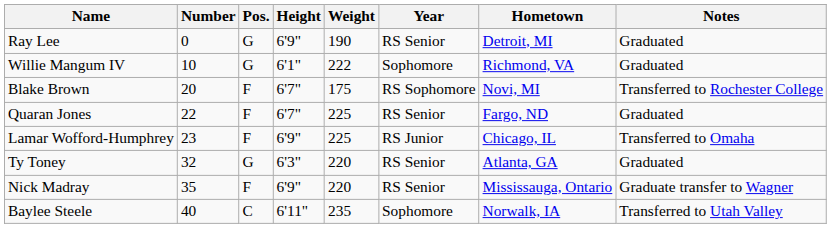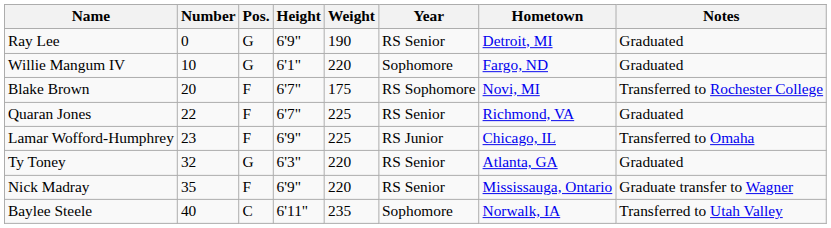(340, 65) 222 -> (340, 65) 220
(528, 65) Richmond, VA -> (515, 65) Fargo, ND
(515, 114) Fargo, ND -> (528, 114) Richmond, VA
